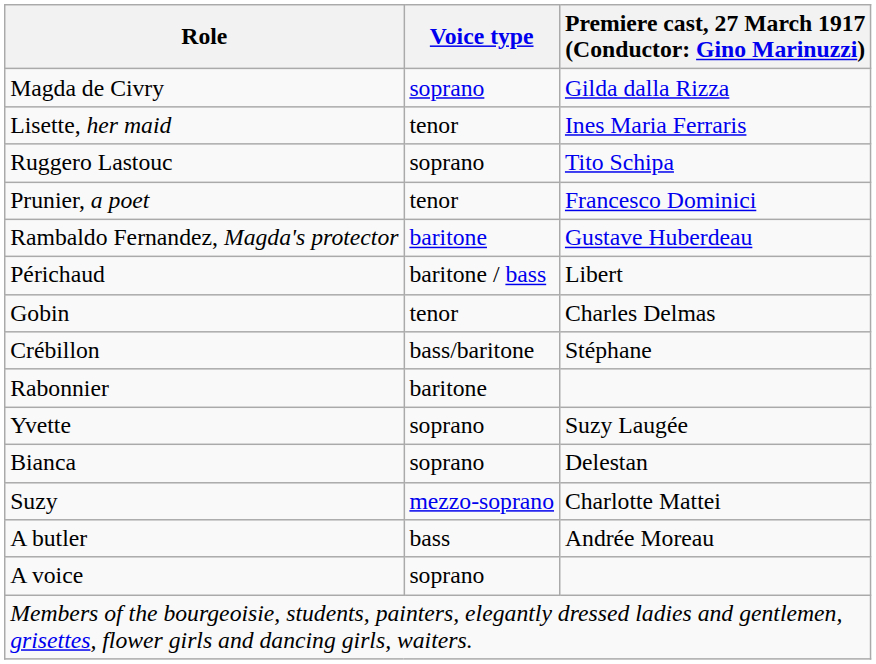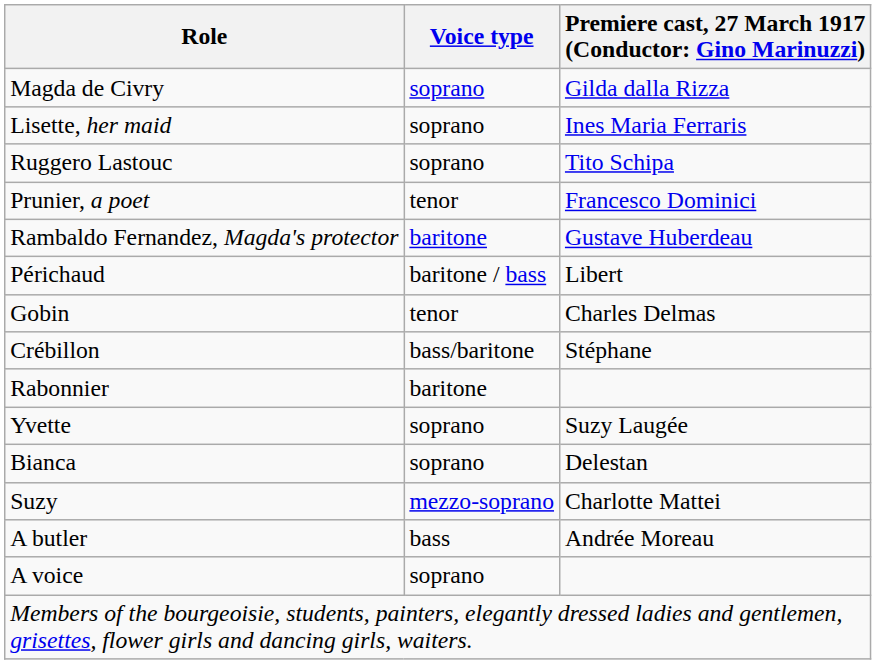(434, 125) tenor -> (447, 125) soprano
